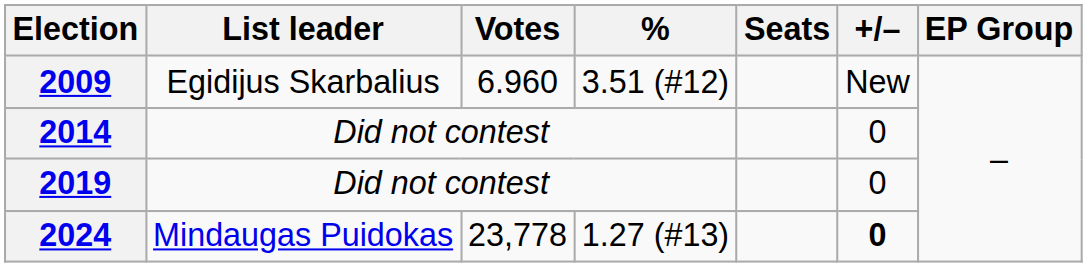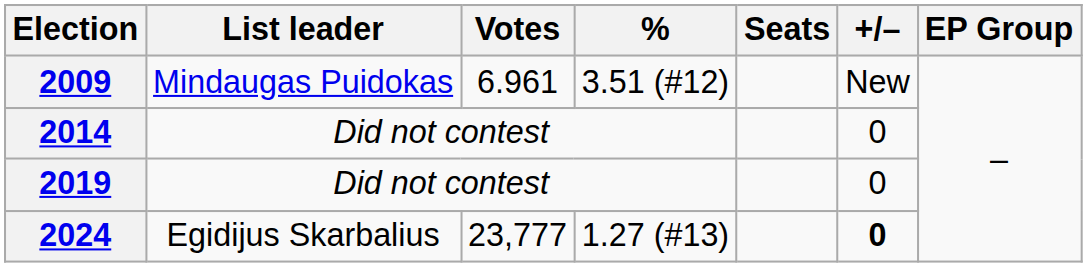(303, 81) Egidijus Skarbalius -> (303, 81) Mindaugas Puidokas
(517, 81) 6.960 -> (517, 81) 6.961
(303, 235) Mindaugas Puidokas -> (303, 235) Egidijus Skarbalius
(517, 235) 23,778 -> (517, 235) 23,777
